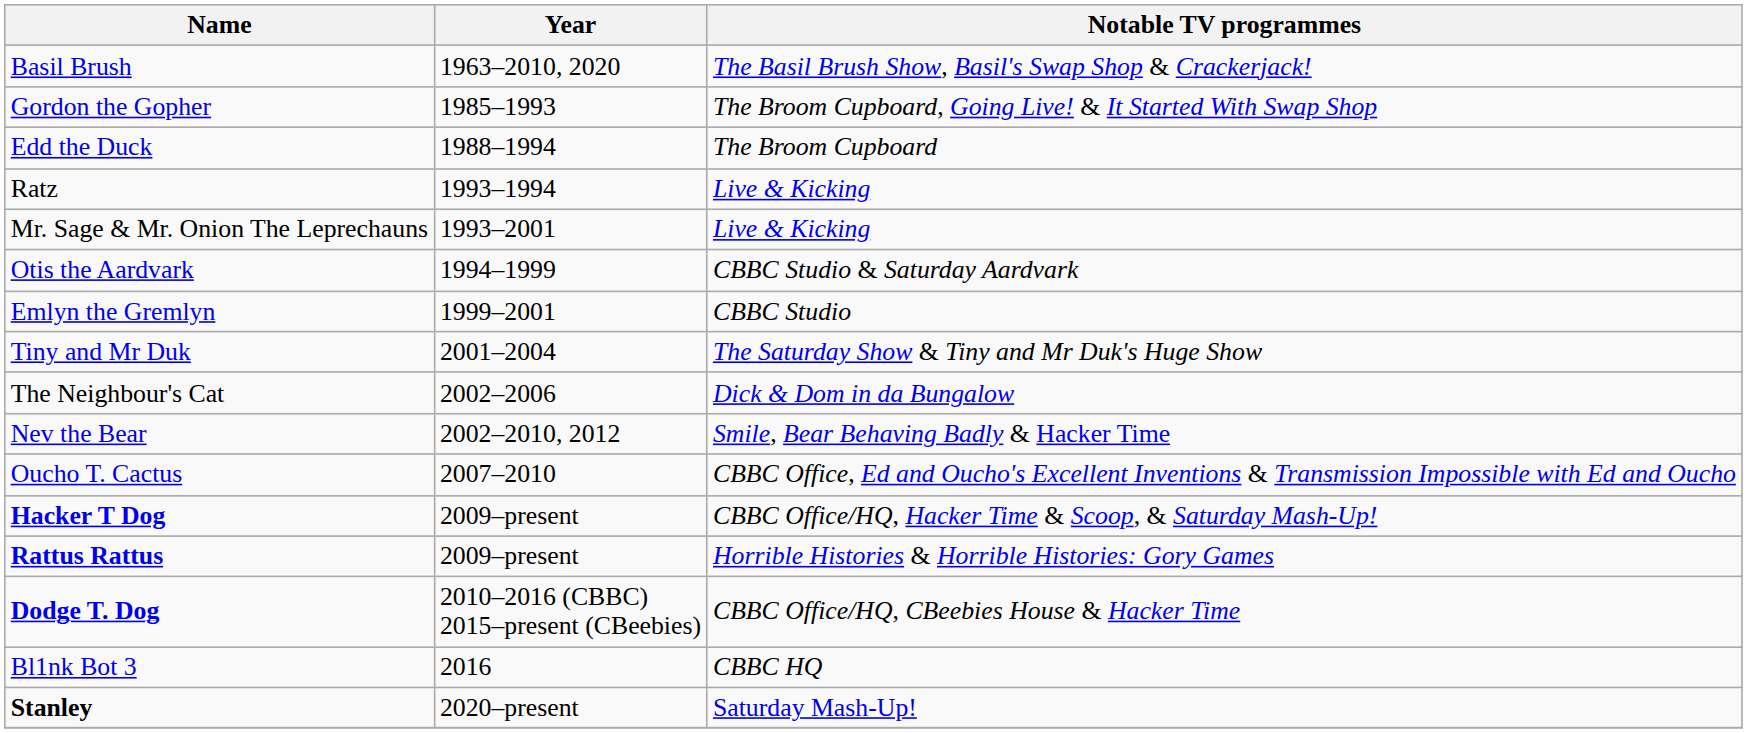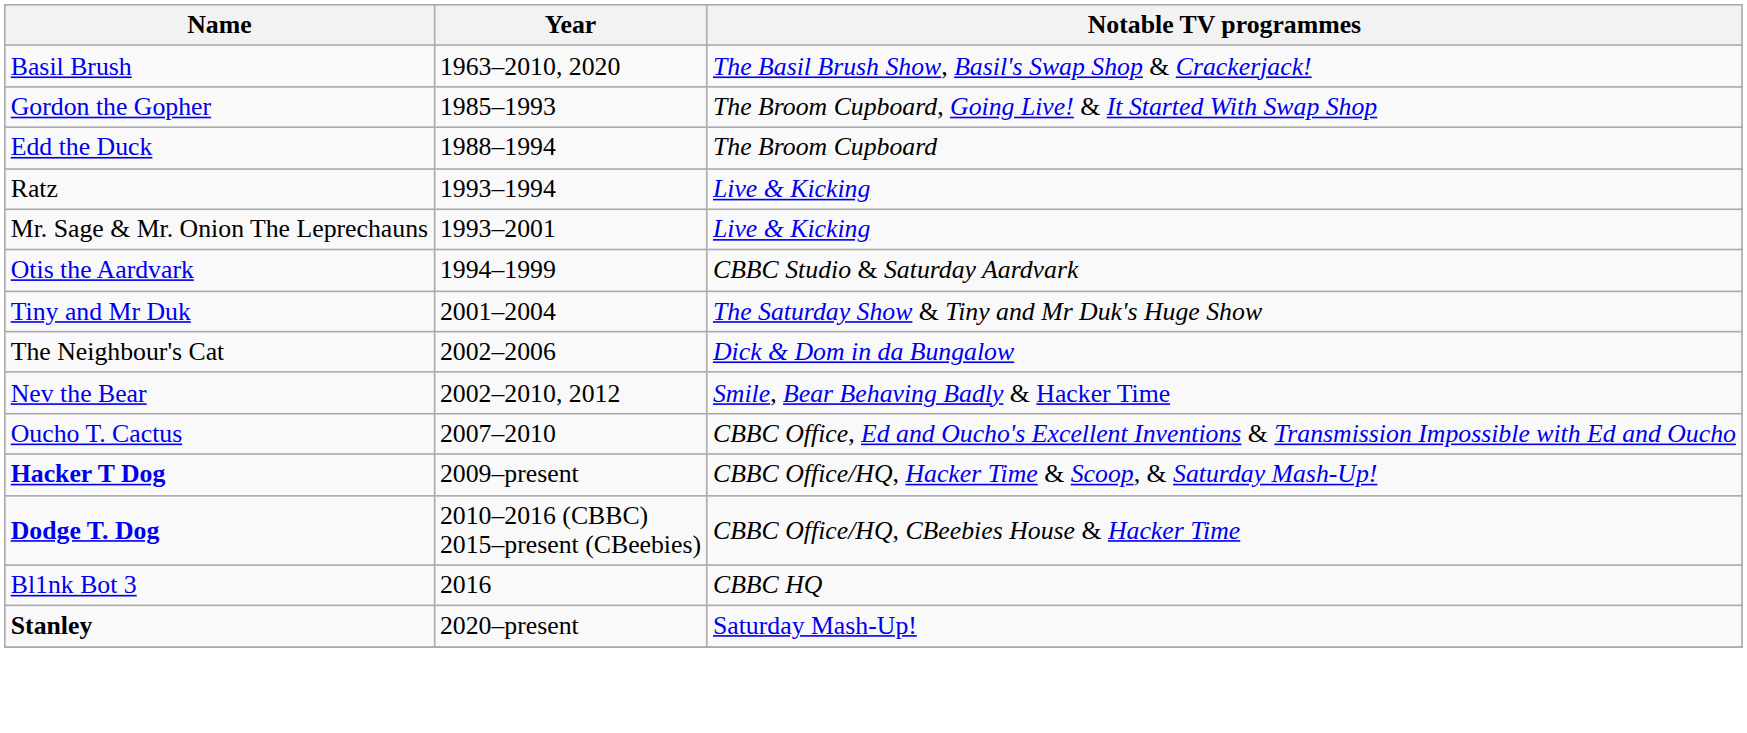- row: (113, 310)
- row: (87, 556)
